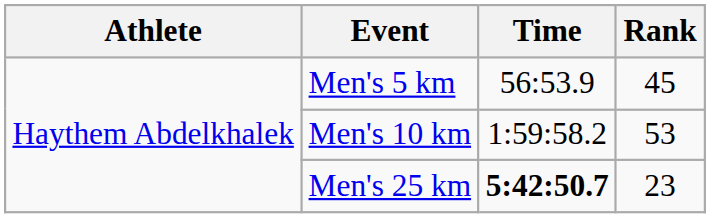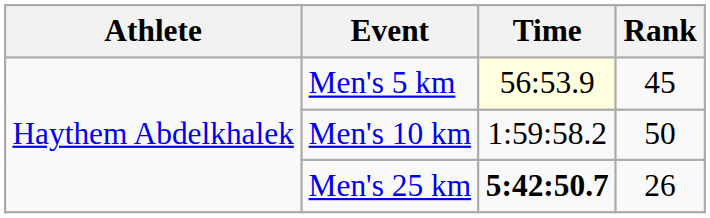(547, 82) no background -> (547, 82) lightyellow background
(660, 134) 53 -> (660, 134) 50
(660, 186) 23 -> (660, 186) 26
